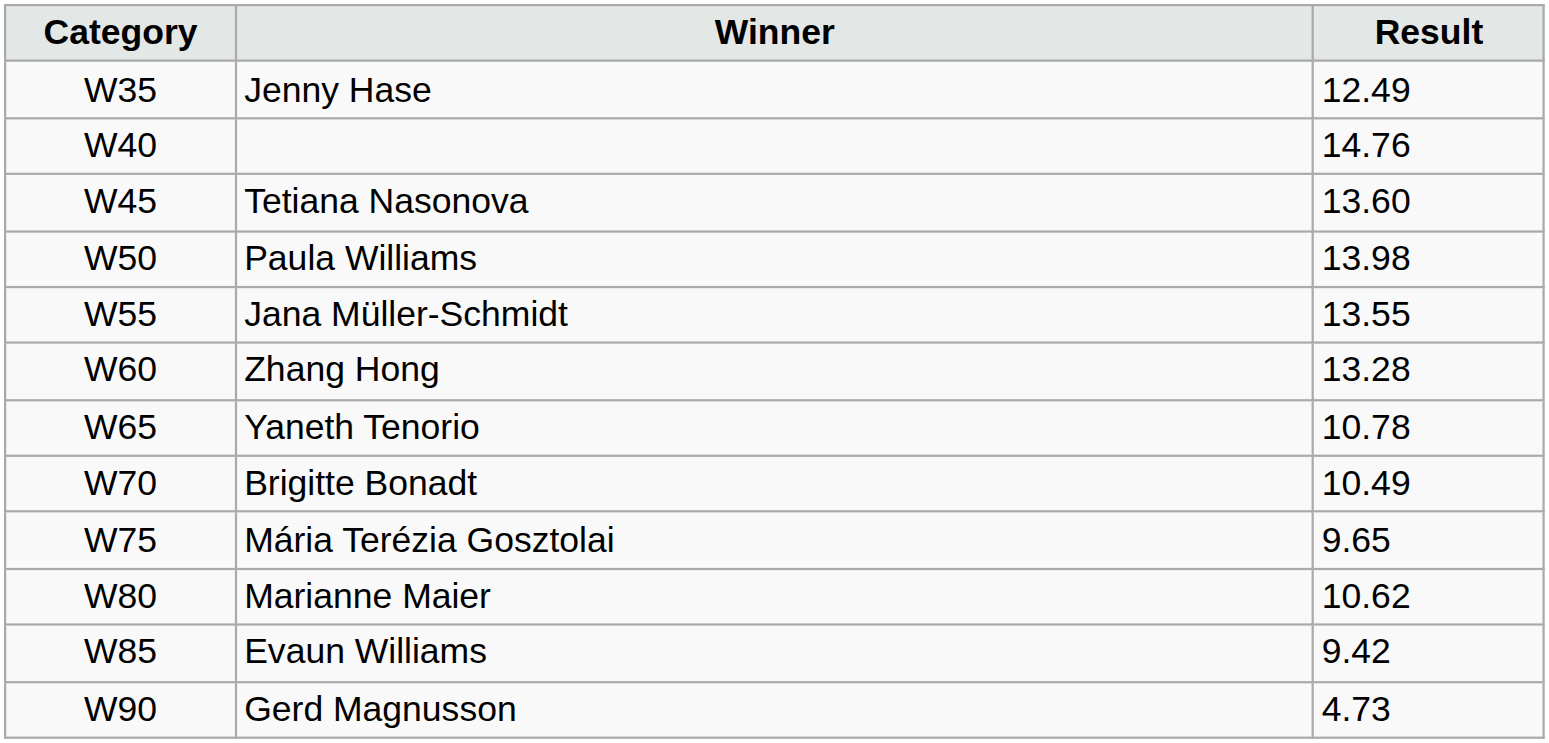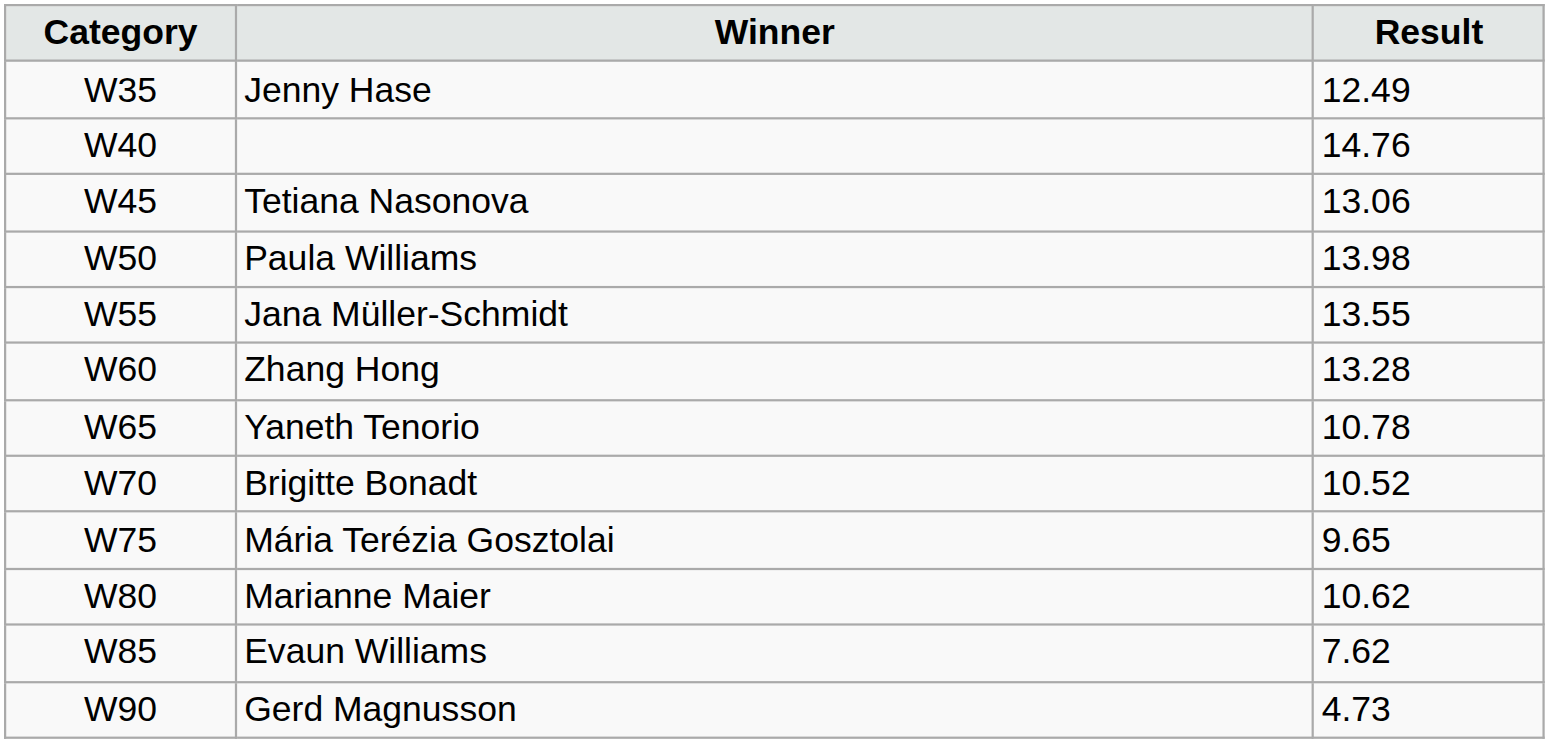(1366, 201) 13.60 -> (1366, 201) 13.06
(1366, 483) 10.49 -> (1366, 483) 10.52
(1356, 652) 9.42 -> (1356, 652) 7.62
